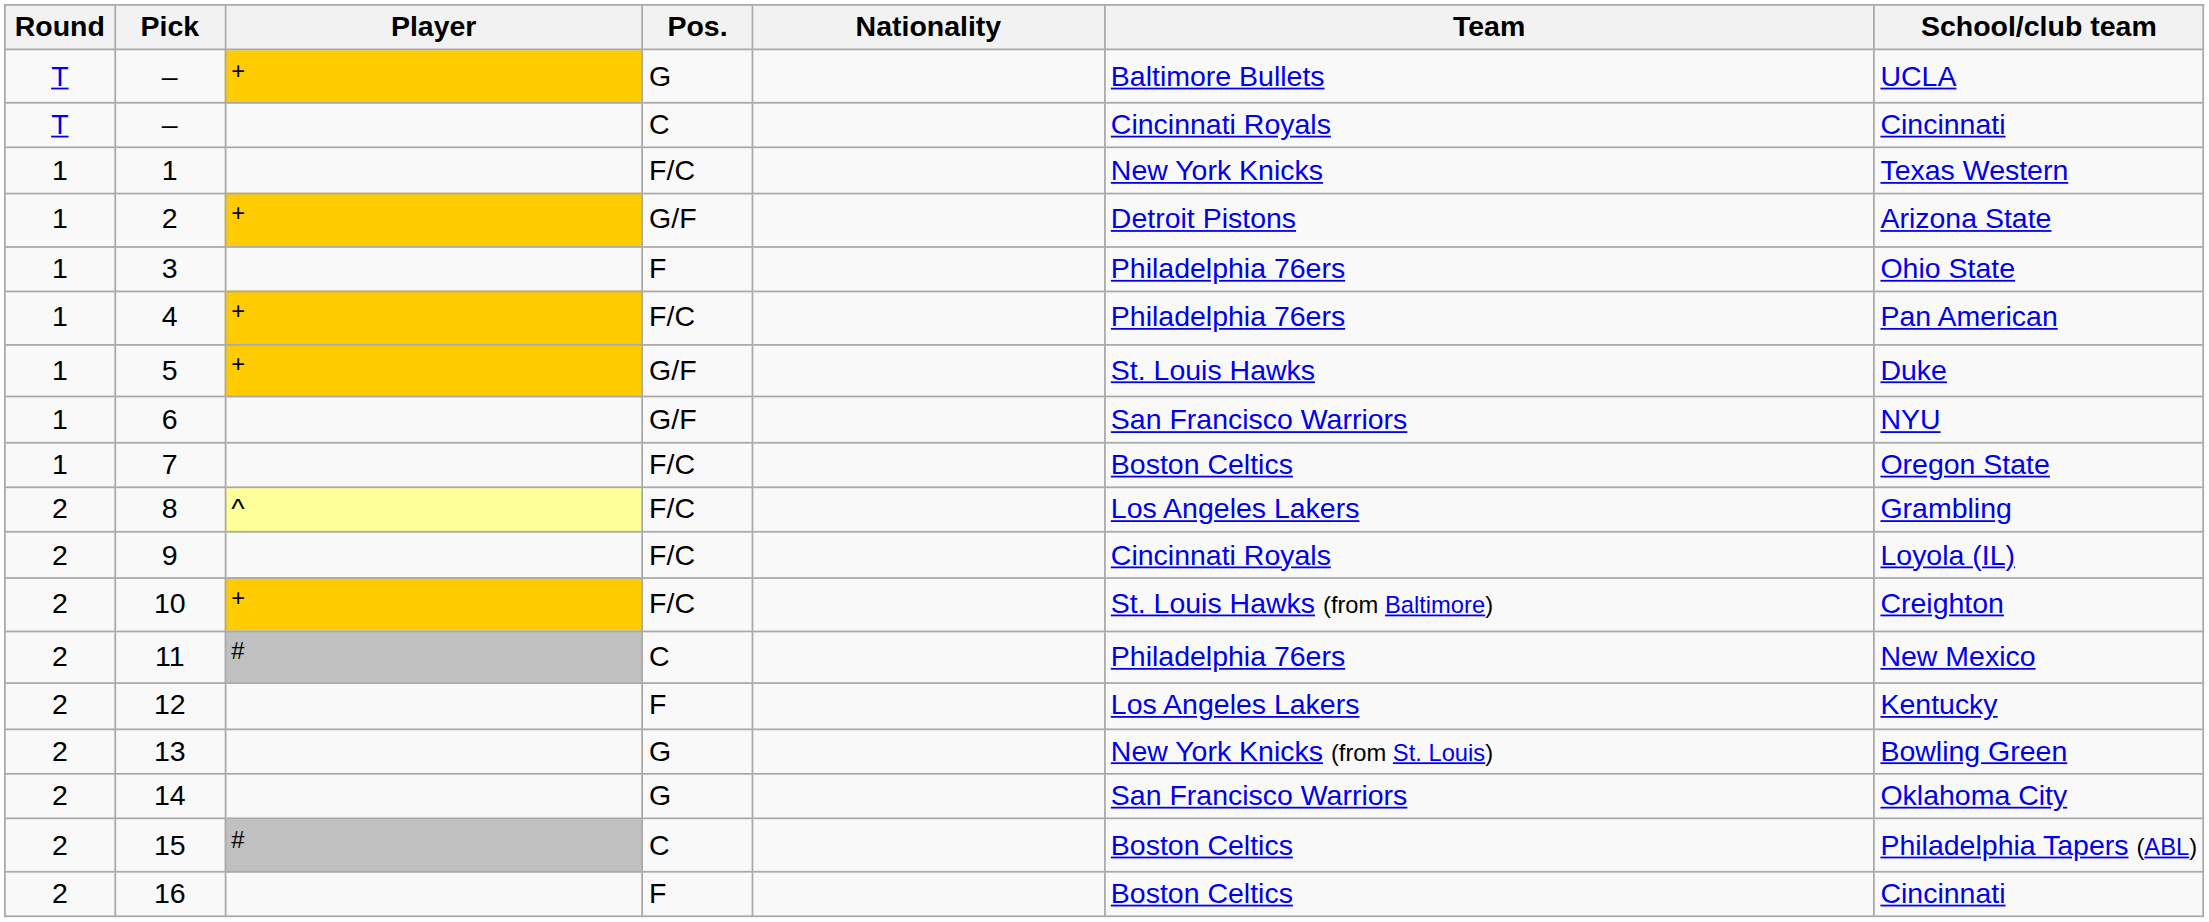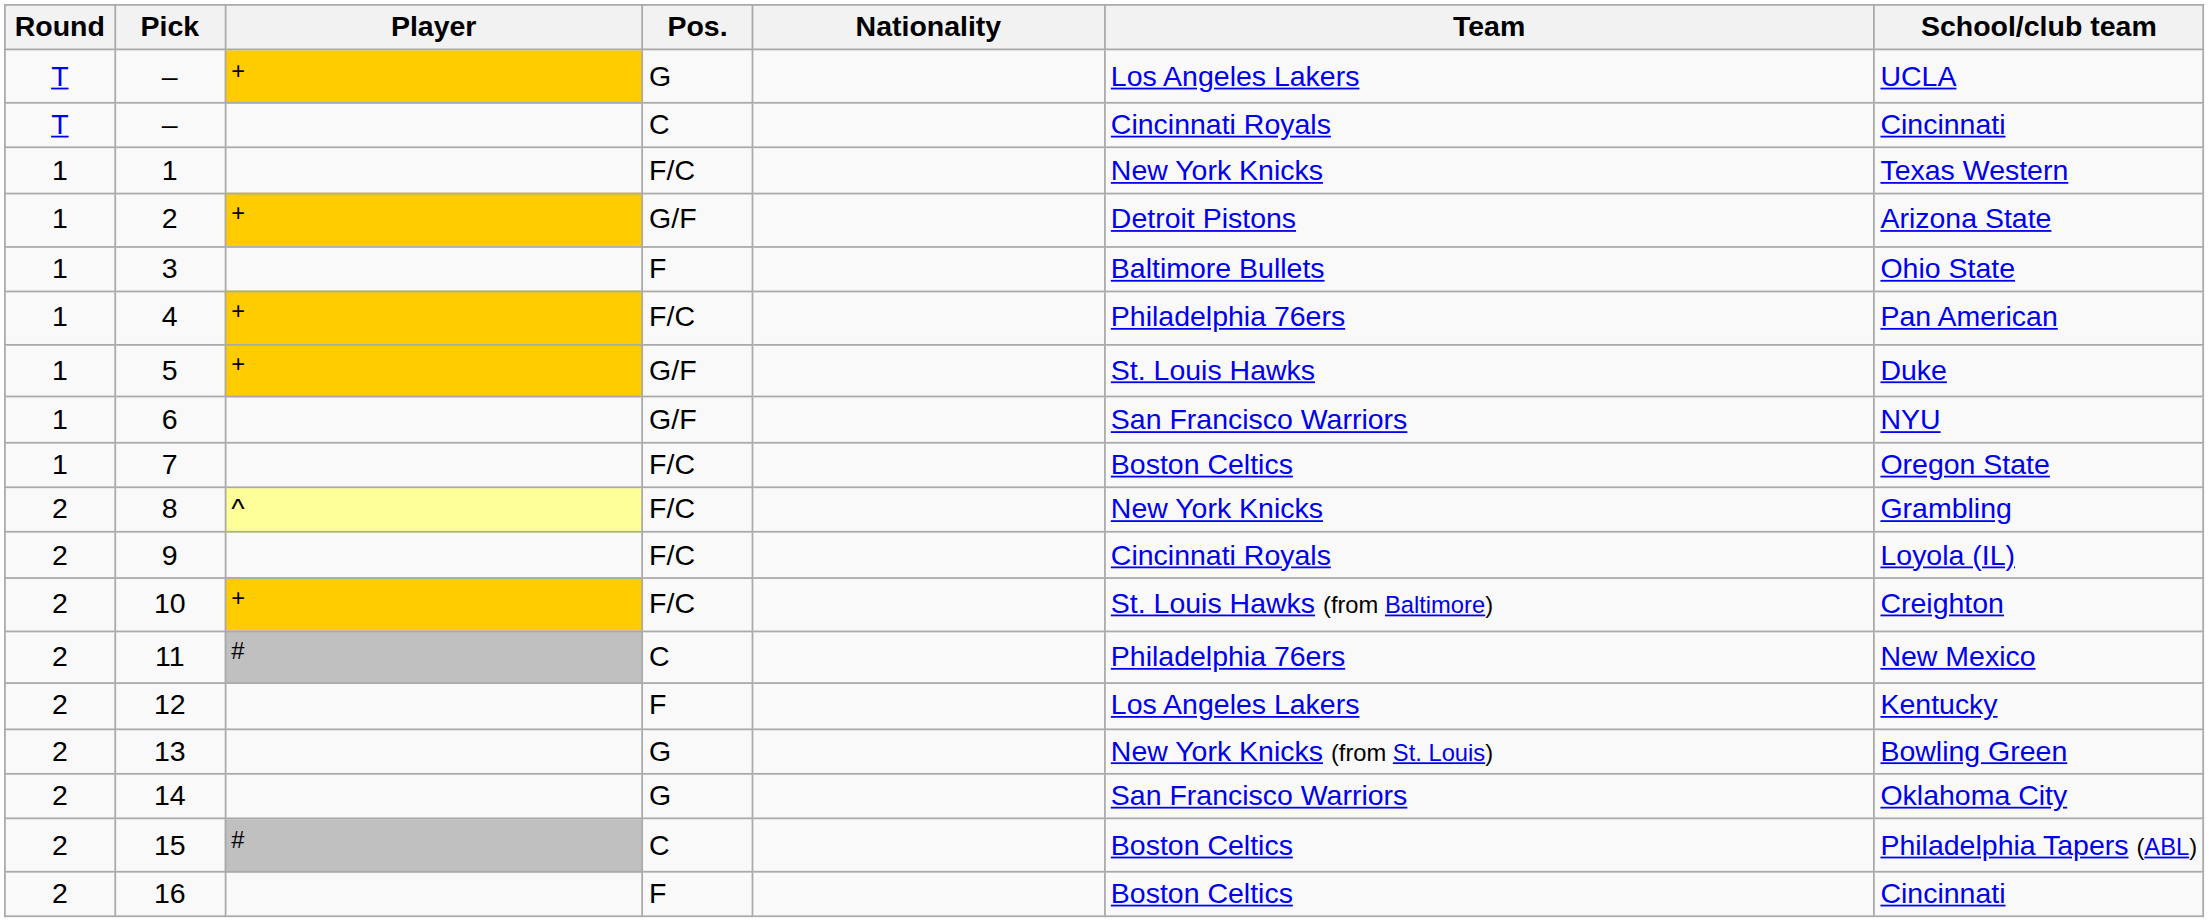(1218, 76) Baltimore Bullets -> (1235, 76) Los Angeles Lakers
(1228, 268) Philadelphia 76ers -> (1218, 268) Baltimore Bullets
(1235, 509) Los Angeles Lakers -> (1217, 509) New York Knicks
